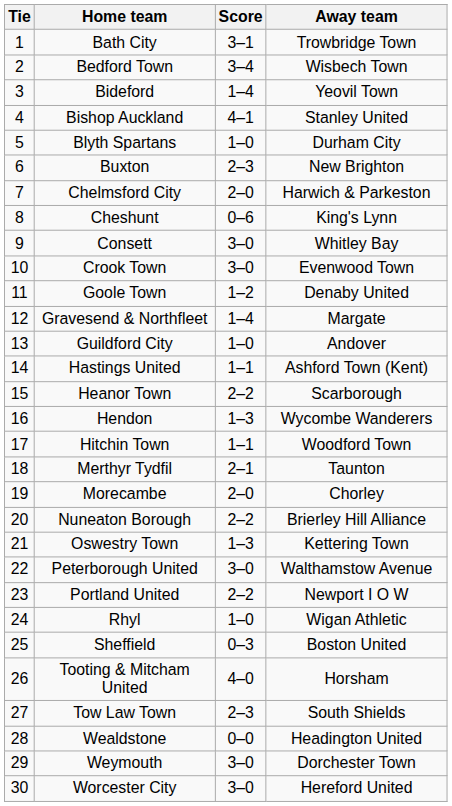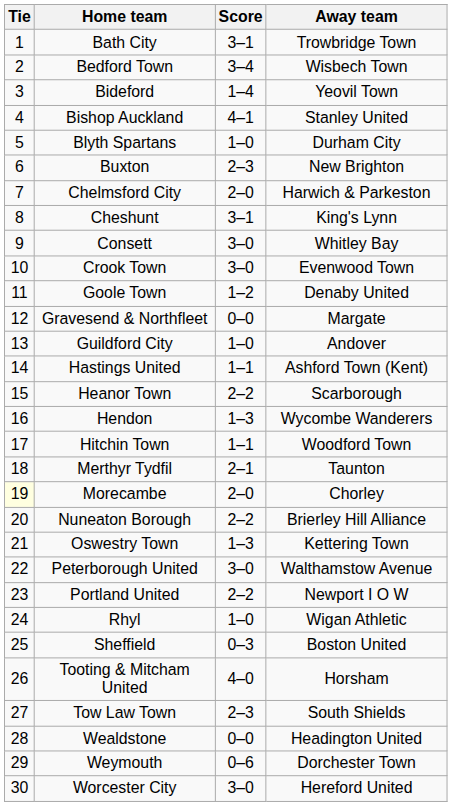(241, 218) 0–6 -> (241, 218) 3–1
(241, 318) 1–4 -> (241, 318) 0–0
(19, 494) no background -> (19, 494) lightyellow background
(241, 763) 3–0 -> (241, 763) 0–6
